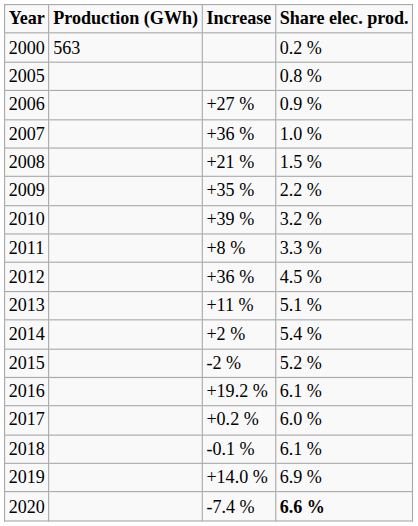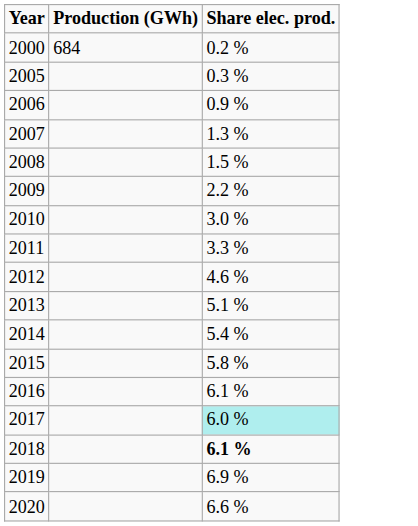- column: (239, 18)
(67, 47) 563 -> (67, 47) 684
(301, 76) 0.8 % -> (227, 76) 0.3 %
(301, 133) 1.0 % -> (227, 133) 1.3 %
(301, 219) 3.2 % -> (227, 219) 3.0 %
(301, 276) 4.5 % -> (227, 276) 4.6 %
(301, 362) 5.2 % -> (227, 362) 5.8 %
(301, 420) no background -> (227, 420) paleturquoise background
(301, 448) normal -> (229, 448) bold
(302, 506) bold -> (227, 506) normal
